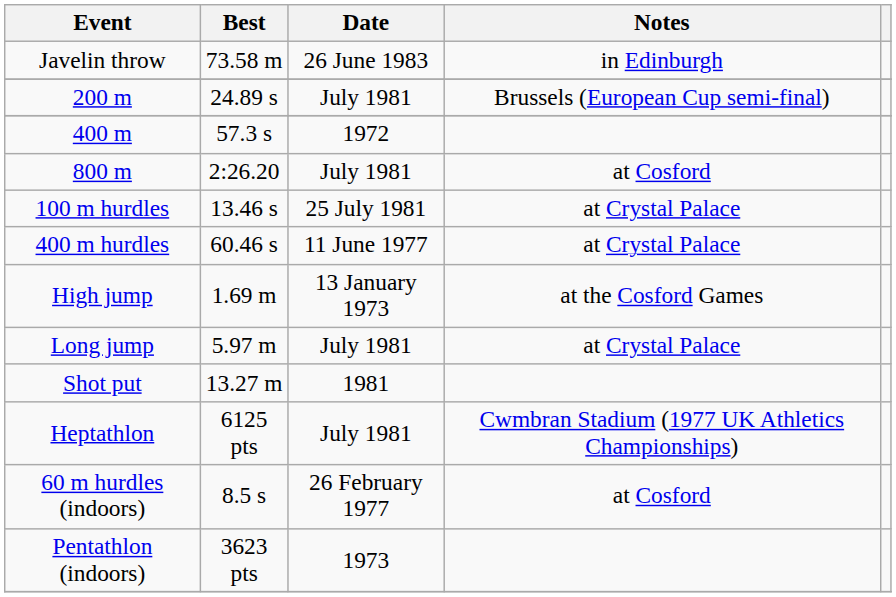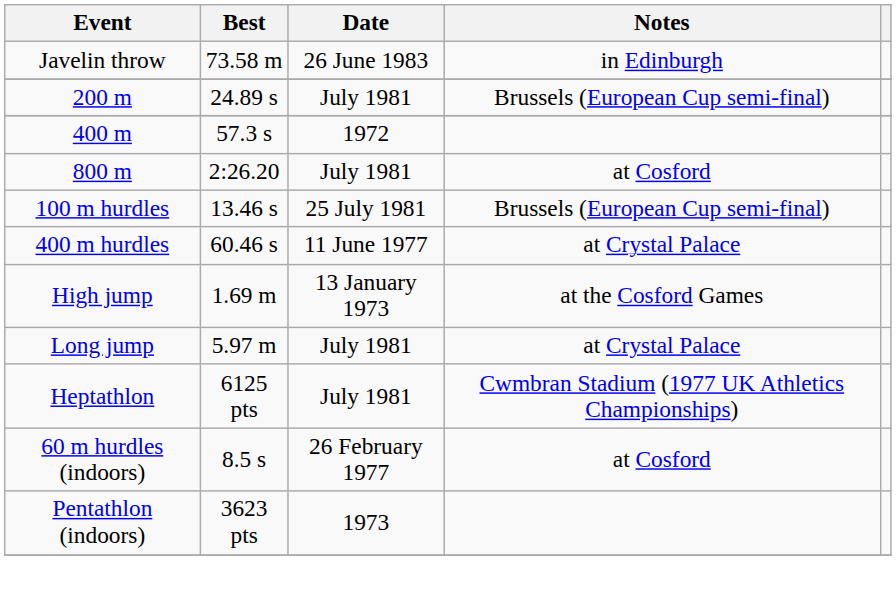(662, 208) at Crystal Palace -> (662, 208) Brussels (European Cup semi-final)
- row: (102, 382)
